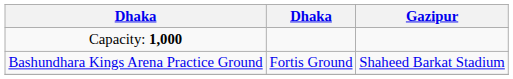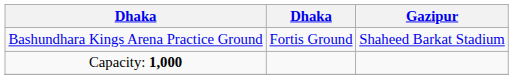rows swapped: (136, 62) <-> (136, 39)
